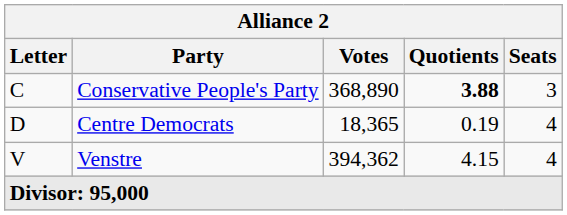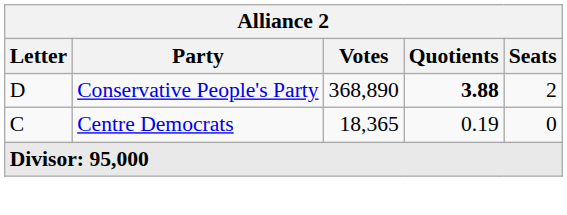(17, 90) C -> (17, 90) D
(551, 90) 3 -> (551, 90) 2
(17, 124) D -> (17, 124) C
(551, 124) 4 -> (551, 124) 0
- row: (110, 158)
